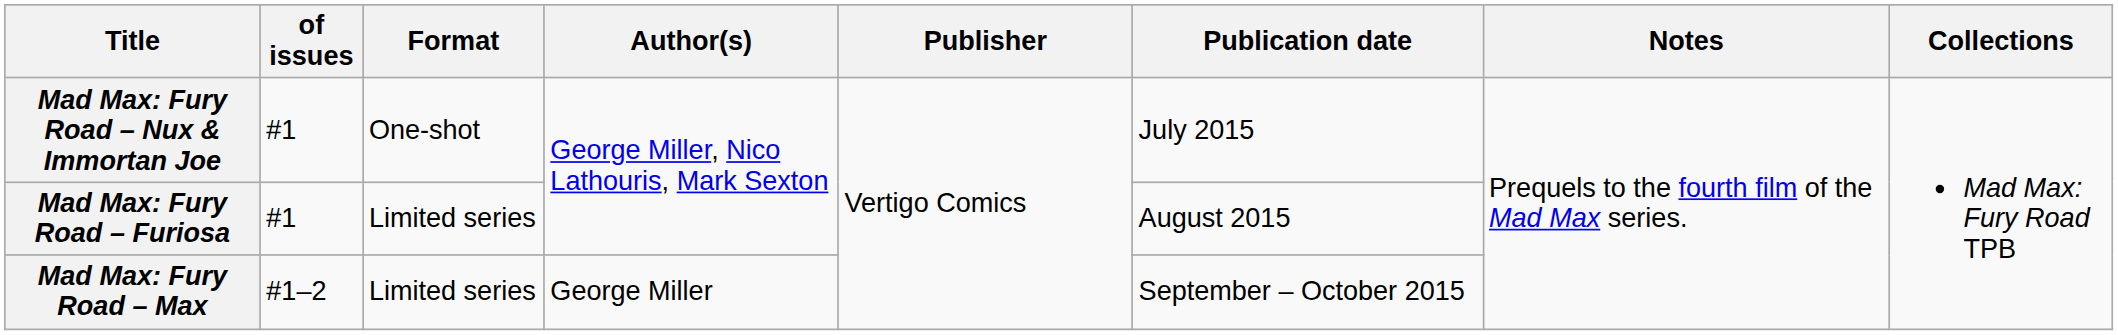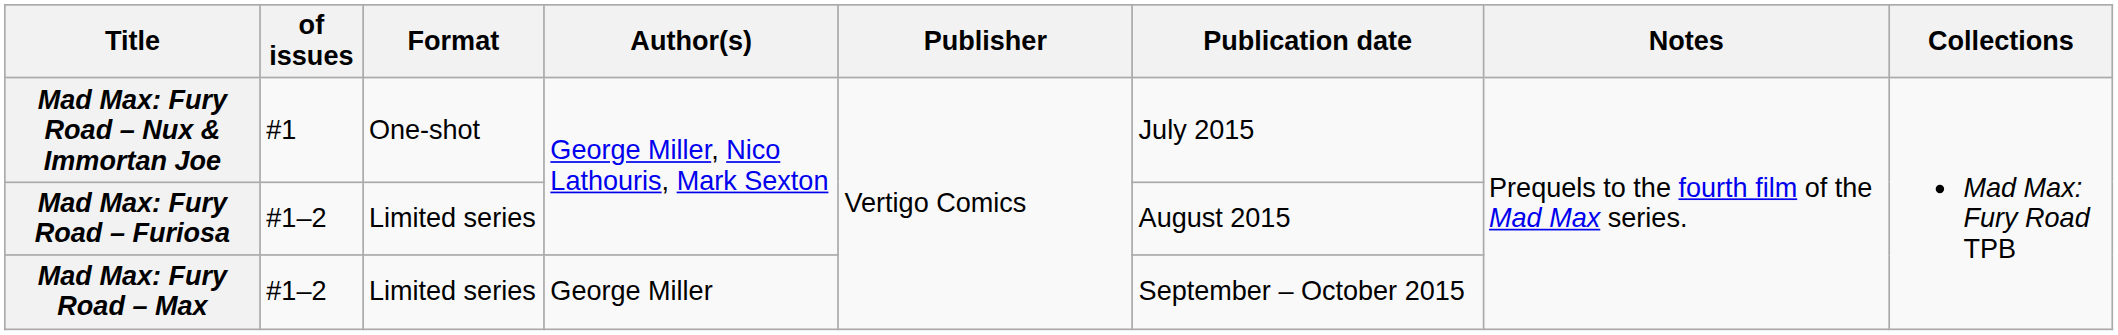(281, 218) #1 -> (296, 218) #1–2
